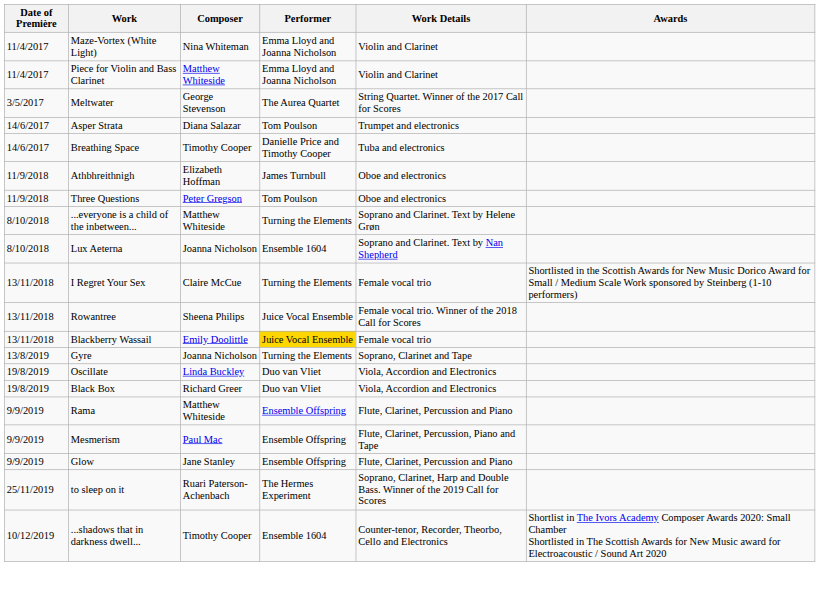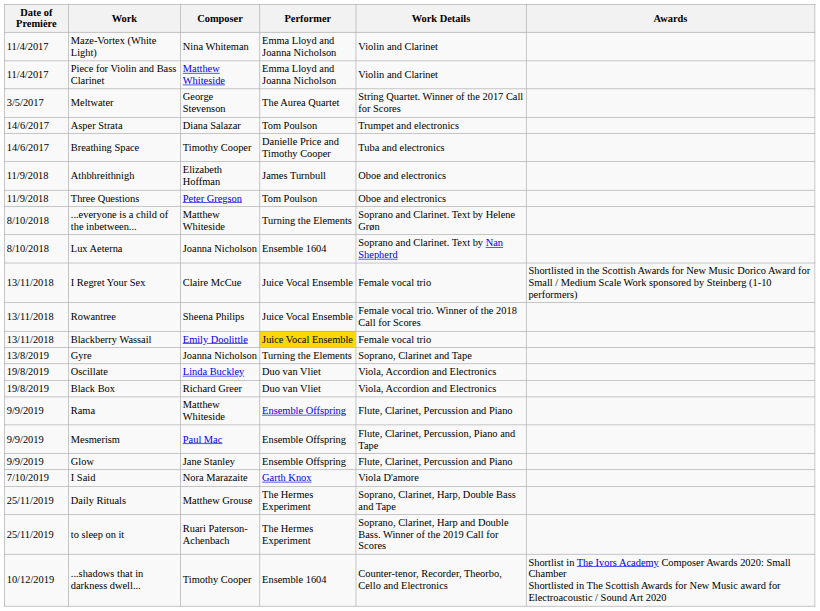(307, 282) Turning the Elements -> (308, 282) Juice Vocal Ensemble
+ row: (83, 478)
+ row: (98, 500)
